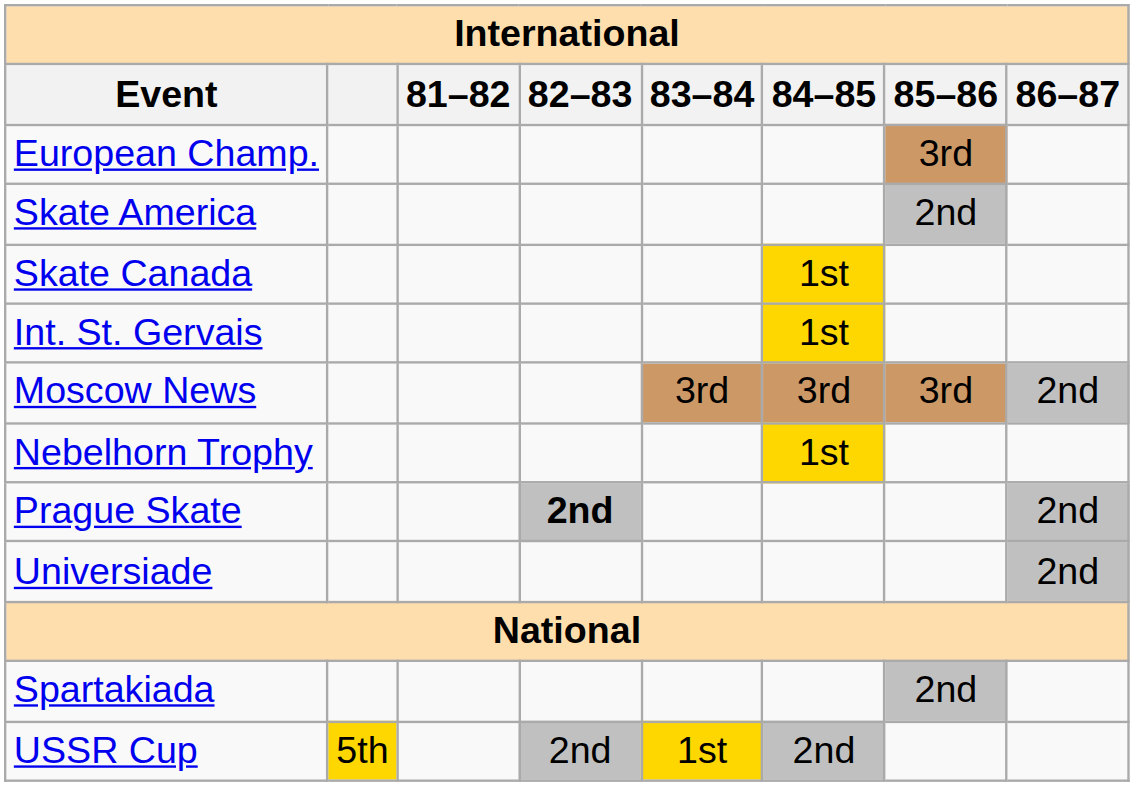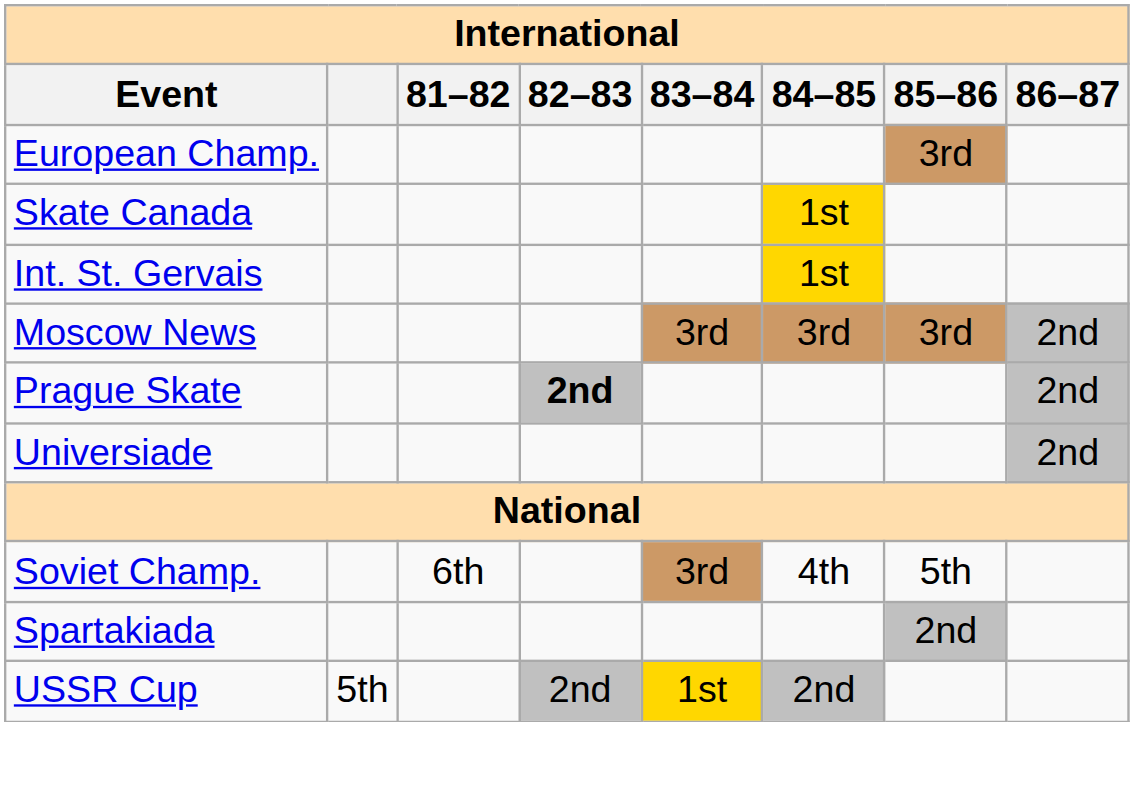- row: (135, 213)
- row: (163, 451)
+ row: (137, 570)
(362, 749) gold background -> (362, 690) no background
